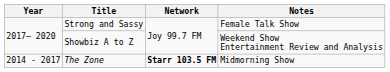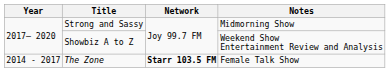(260, 24) Female Talk Show -> (257, 24) Midmorning Show
(257, 60) Midmorning Show -> (260, 60) Female Talk Show
